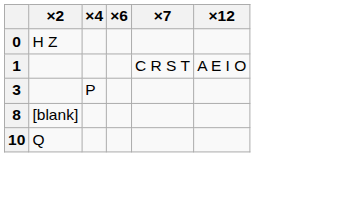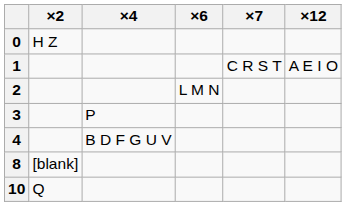+ row: (17, 90)
+ row: (17, 139)
